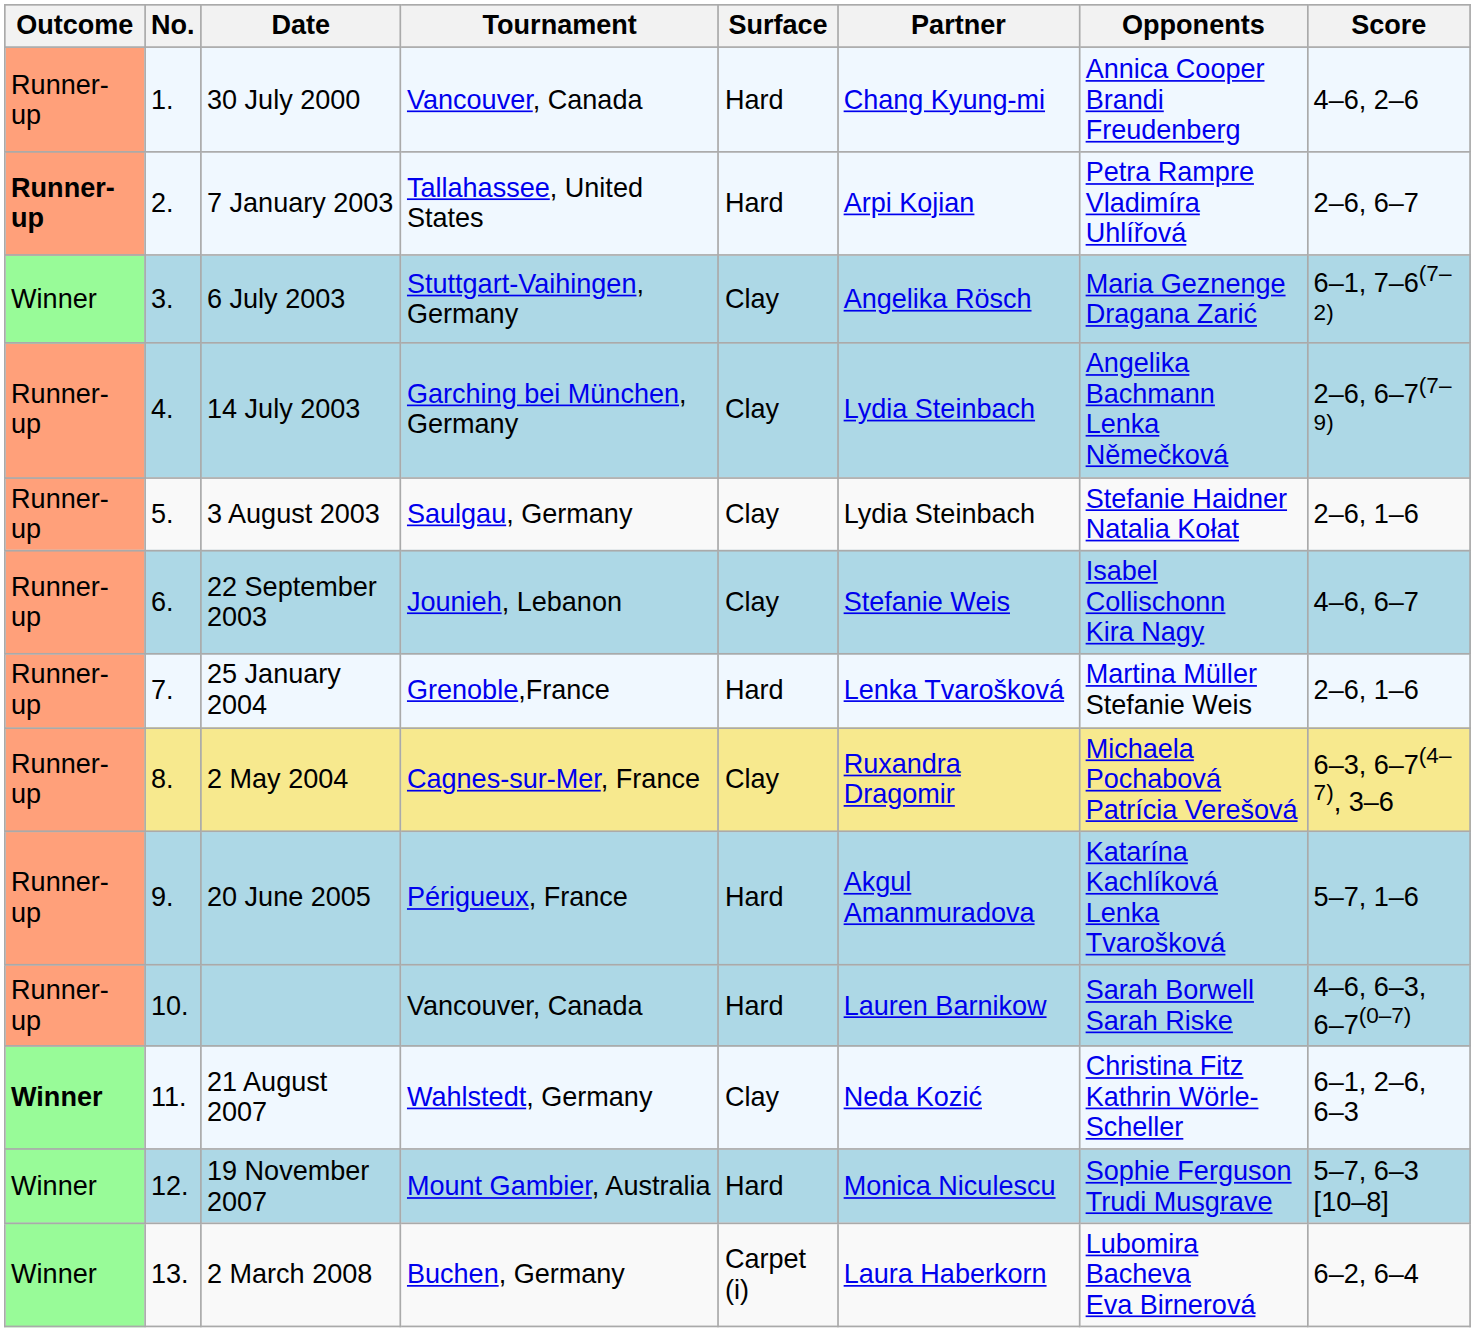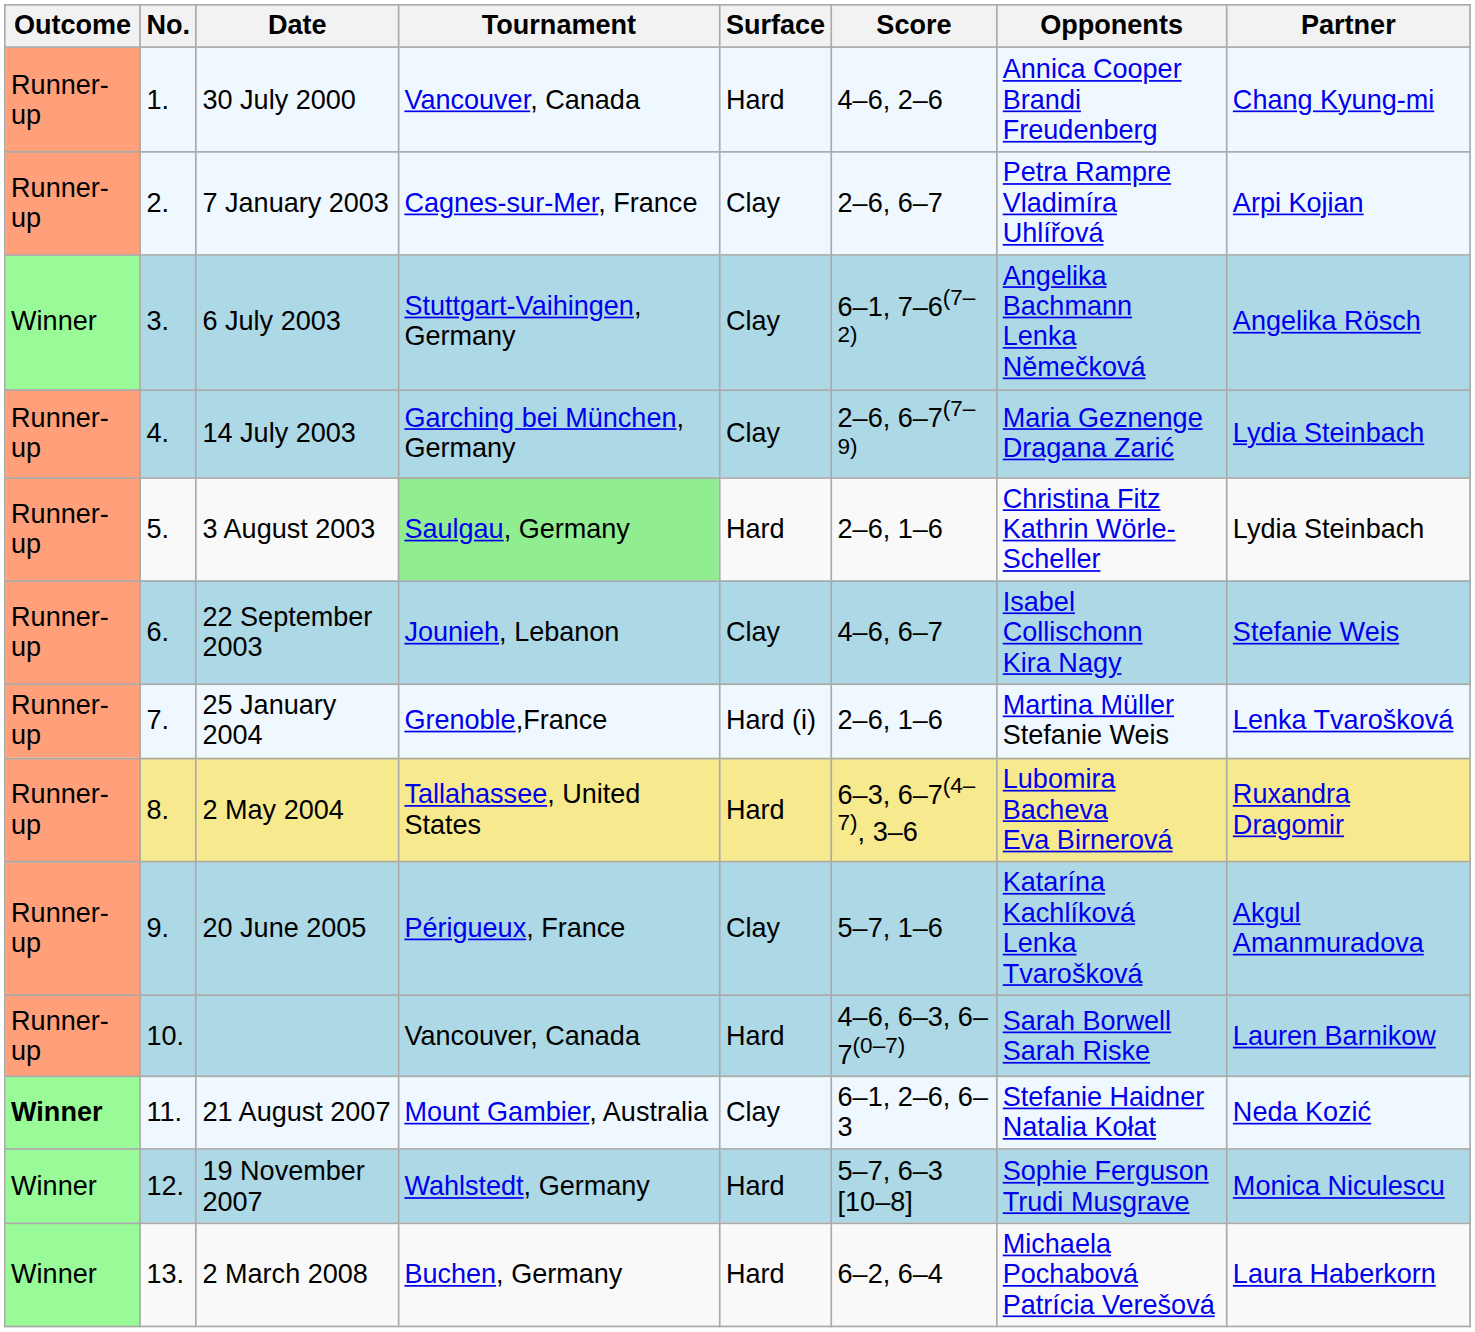columns swapped: (958, 25) <-> (1389, 25)
(63, 202) bold -> (60, 202) normal
(525, 202) Tallahassee, United States -> (551, 202) Cagnes-sur-Mer, France
(754, 202) Hard -> (753, 202) Clay
(1186, 298) Maria Geznenge Dragana Zarić -> (1074, 321) Angelika Bachmann Lenka Němečková
(1157, 409) Angelika Bachmann Lenka Němečková -> (1103, 432) Maria Geznenge Dragana Zarić
(520, 513) no background -> (517, 528) lightgreen background
(752, 513) Clay -> (755, 528) Hard
(1186, 513) Stefanie Haidner Natalia Kołat -> (1089, 528) Christina Fitz Kathrin Wörle-Scheller
(754, 690) Hard -> (771, 721) Hard (i)
(553, 779) Cagnes-sur-Mer, France -> (522, 809) Tallahassee, United States
(752, 779) Clay -> (755, 809) Hard
(1192, 779) Michaela Pochabová Patrícia Verešová -> (1088, 809) Lubomira Bacheva Eva Birnerová
(754, 898) Hard -> (753, 928) Clay
(530, 1097) Wahlstedt, Germany -> (556, 1112) Mount Gambier, Australia
(1172, 1097) Christina Fitz Kathrin Wörle-Scheller -> (1103, 1112) Stefanie Haidner Natalia Kołat
(559, 1186) Mount Gambier, Australia -> (527, 1186) Wahlstedt, Germany
(765, 1274) Carpet (i) -> (755, 1274) Hard
(1171, 1274) Lubomira Bacheva Eva Birnerová -> (1109, 1274) Michaela Pochabová Patrícia Verešová
